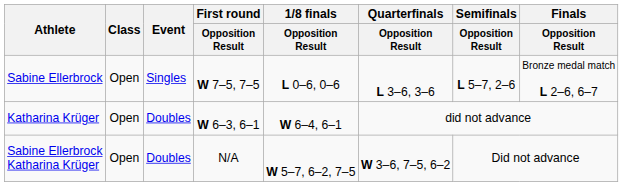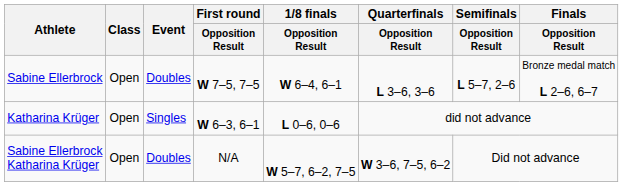(166, 78) Singles -> (168, 78) Doubles
(311, 85) L 0–6, 0–6 -> (311, 85) W 6–4, 6–1
(168, 118) Doubles -> (166, 118) Singles
(311, 125) W 6–4, 6–1 -> (311, 125) L 0–6, 0–6
